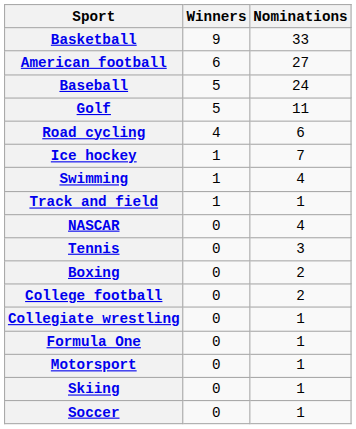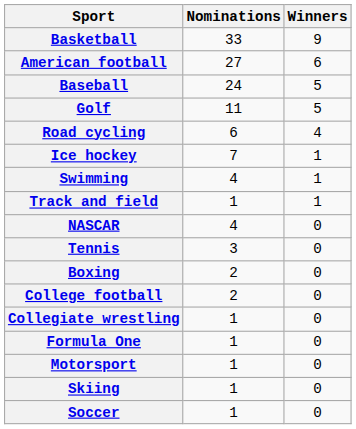columns swapped: (216, 16) <-> (300, 16)
